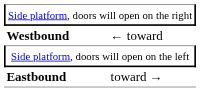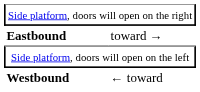rows swapped: (38, 35) <-> (36, 76)
